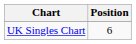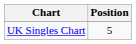(110, 30) 6 -> (110, 30) 5
